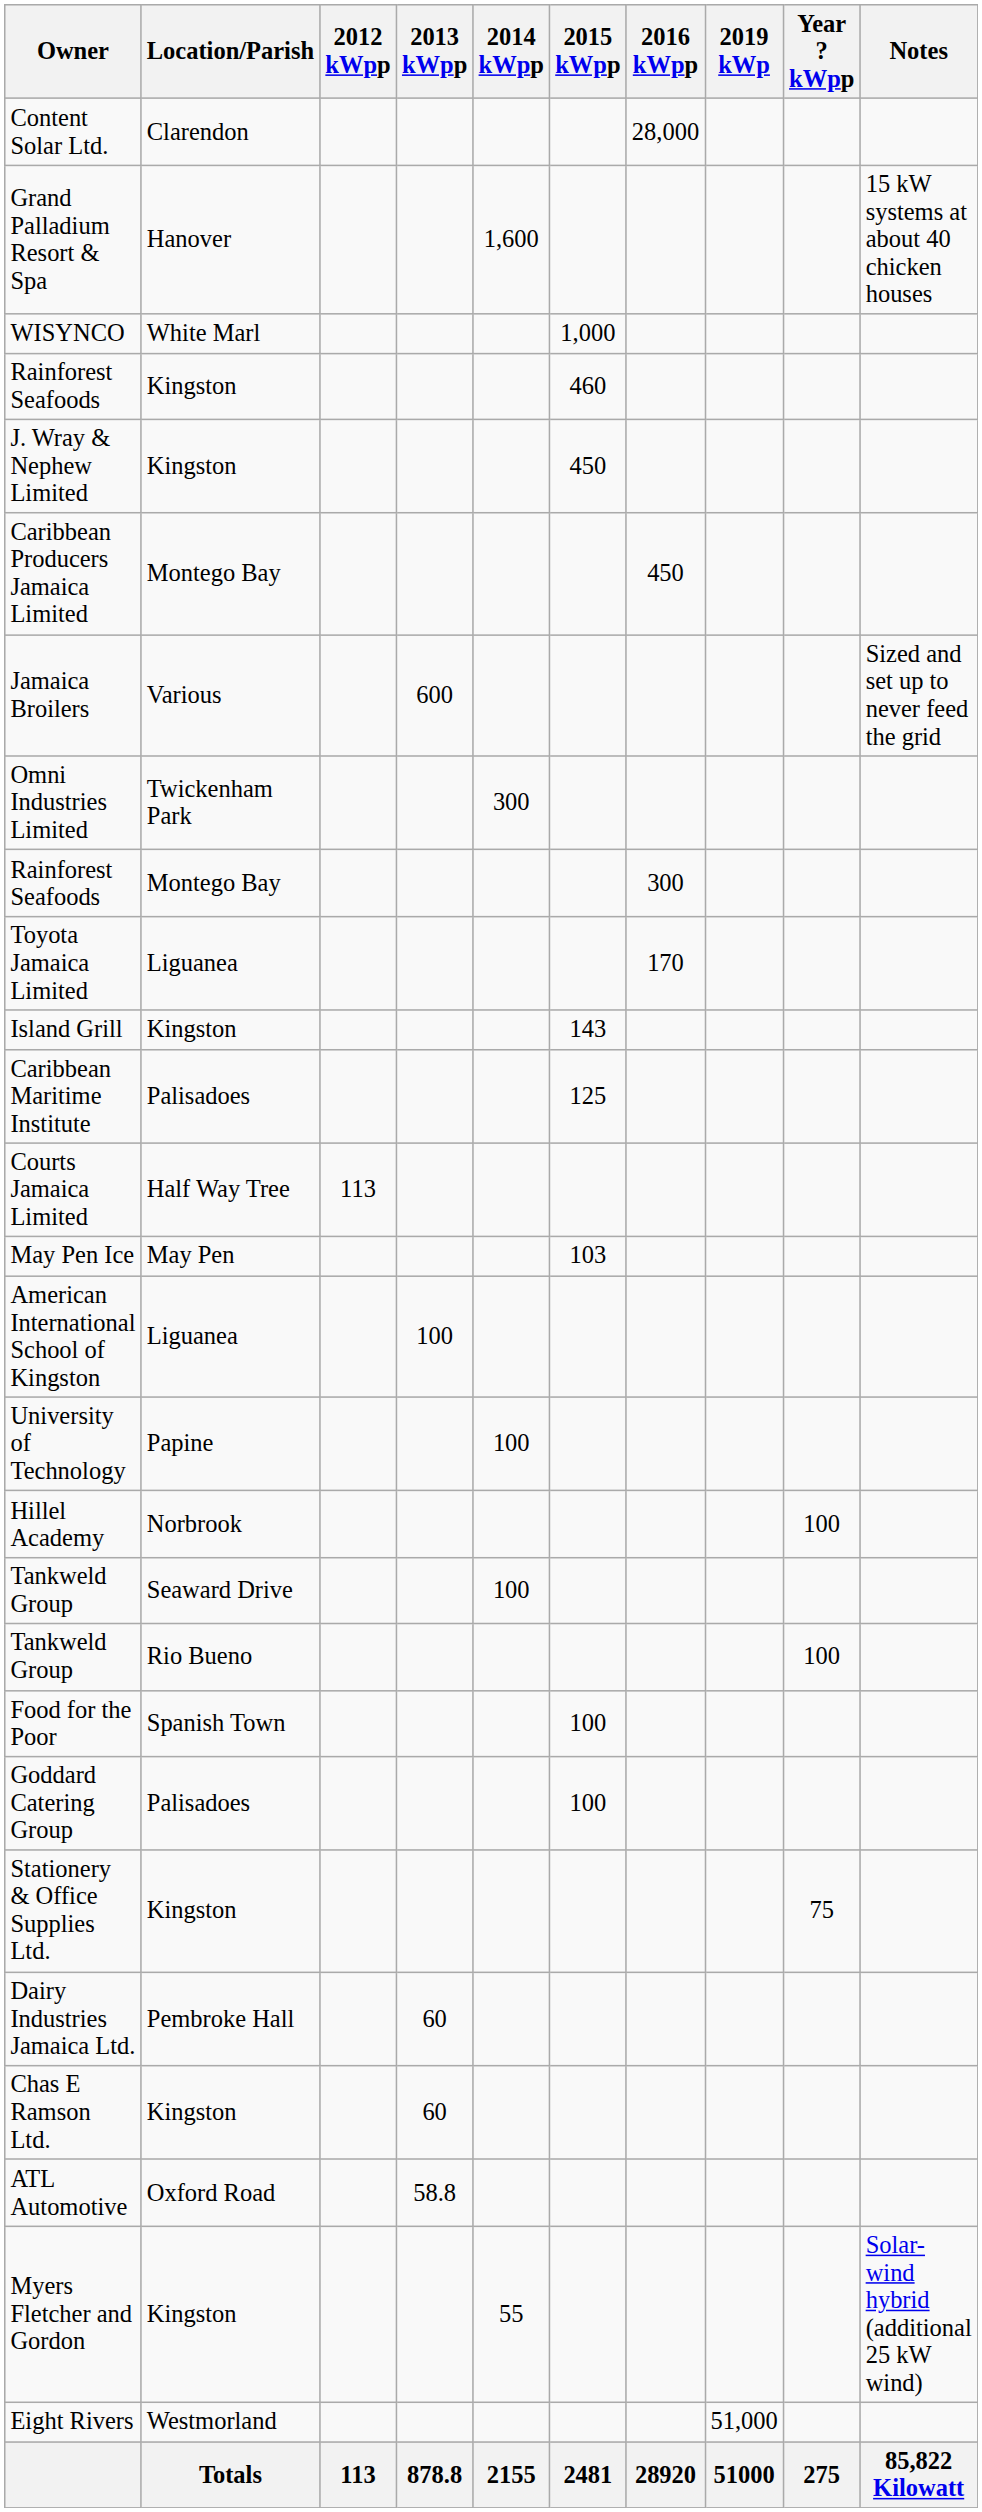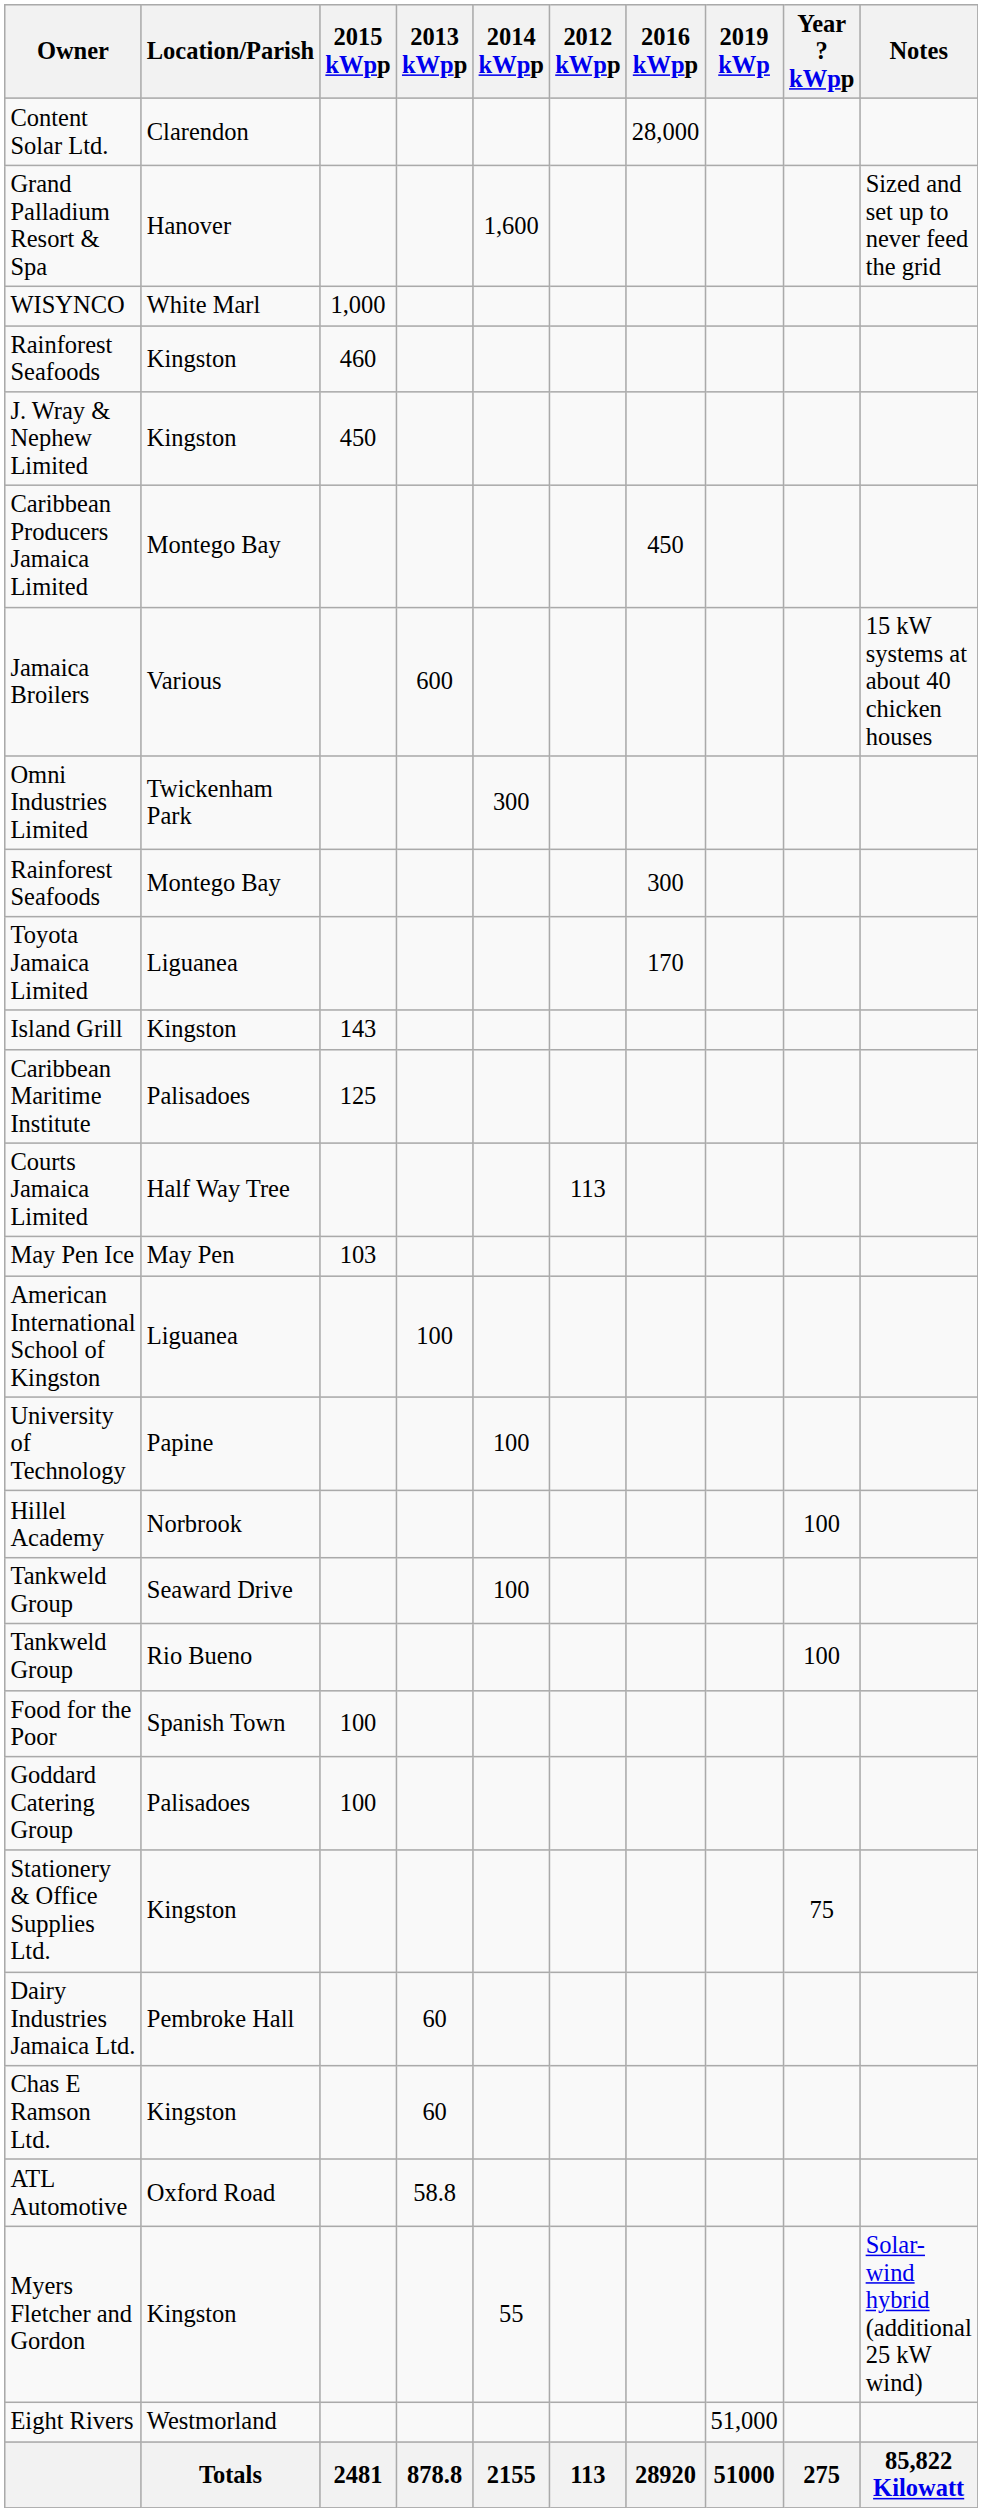columns swapped: (358, 51) <-> (588, 51)
(916, 239) 15 kW systems at about 40 chicken houses -> (917, 225) Sized and set up to never feed the grid
(917, 695) Sized and set up to never feed the grid -> (916, 681) 15 kW systems at about 40 chicken houses
